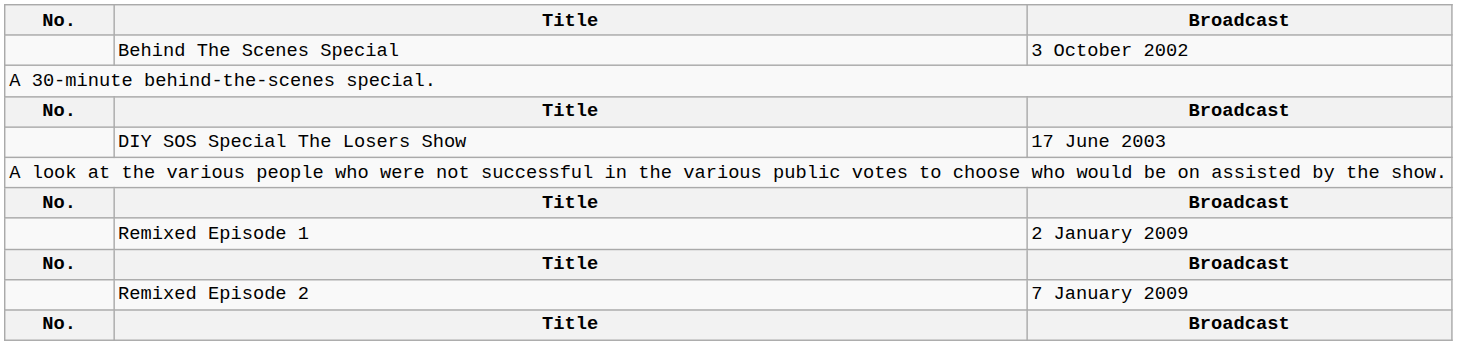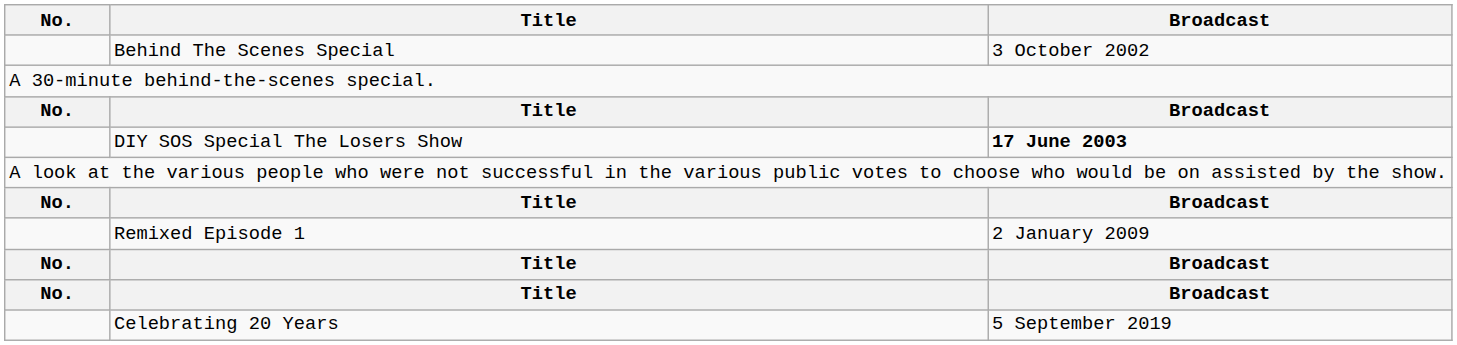(1099, 142) normal -> (1060, 142) bold
- row: (214, 295)
+ row: (226, 325)
